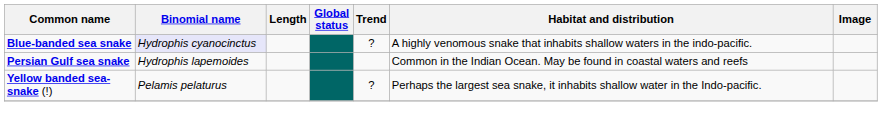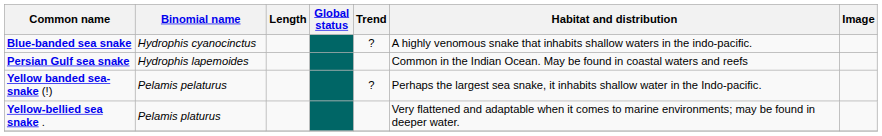(197, 43) lavender background -> (197, 43) no background
+ row: (55, 115)
